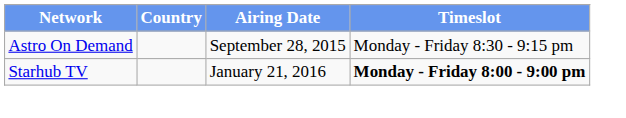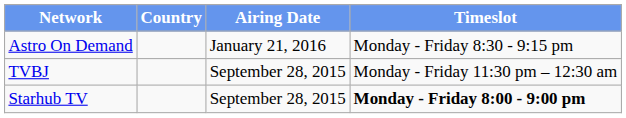(278, 44) September 28, 2015 -> (268, 44) January 21, 2016
+ row: (29, 71)
(268, 71) January 21, 2016 -> (278, 98) September 28, 2015
